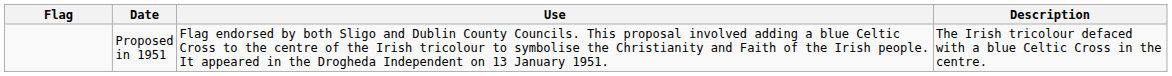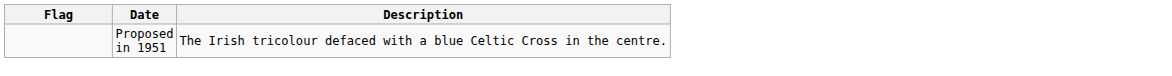- column: (555, 14)
